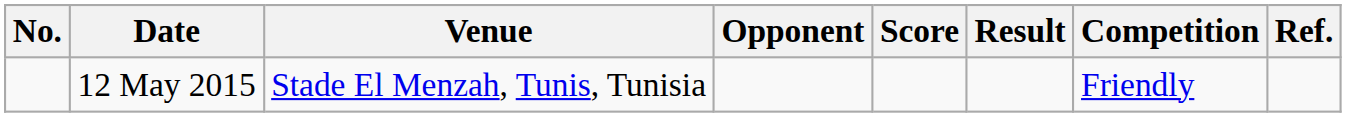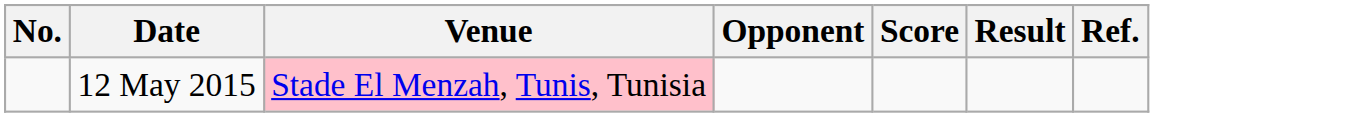- column: (1170, 31)
(489, 84) no background -> (489, 84) pink background
